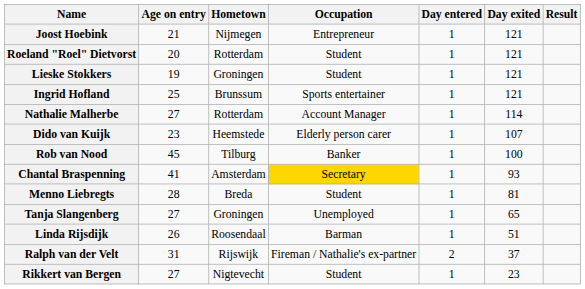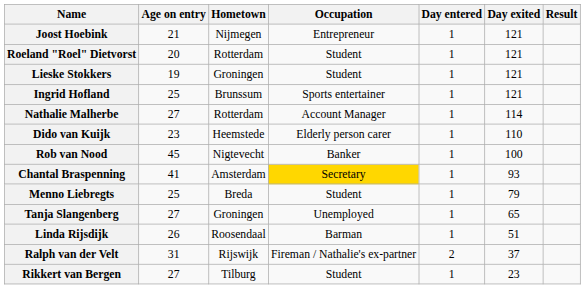(514, 134) 107 -> (514, 134) 110
(238, 154) Tilburg -> (238, 154) Nigtevecht
(174, 194) 28 -> (174, 194) 25
(514, 194) 81 -> (514, 194) 79
(238, 274) Nigtevecht -> (238, 274) Tilburg
